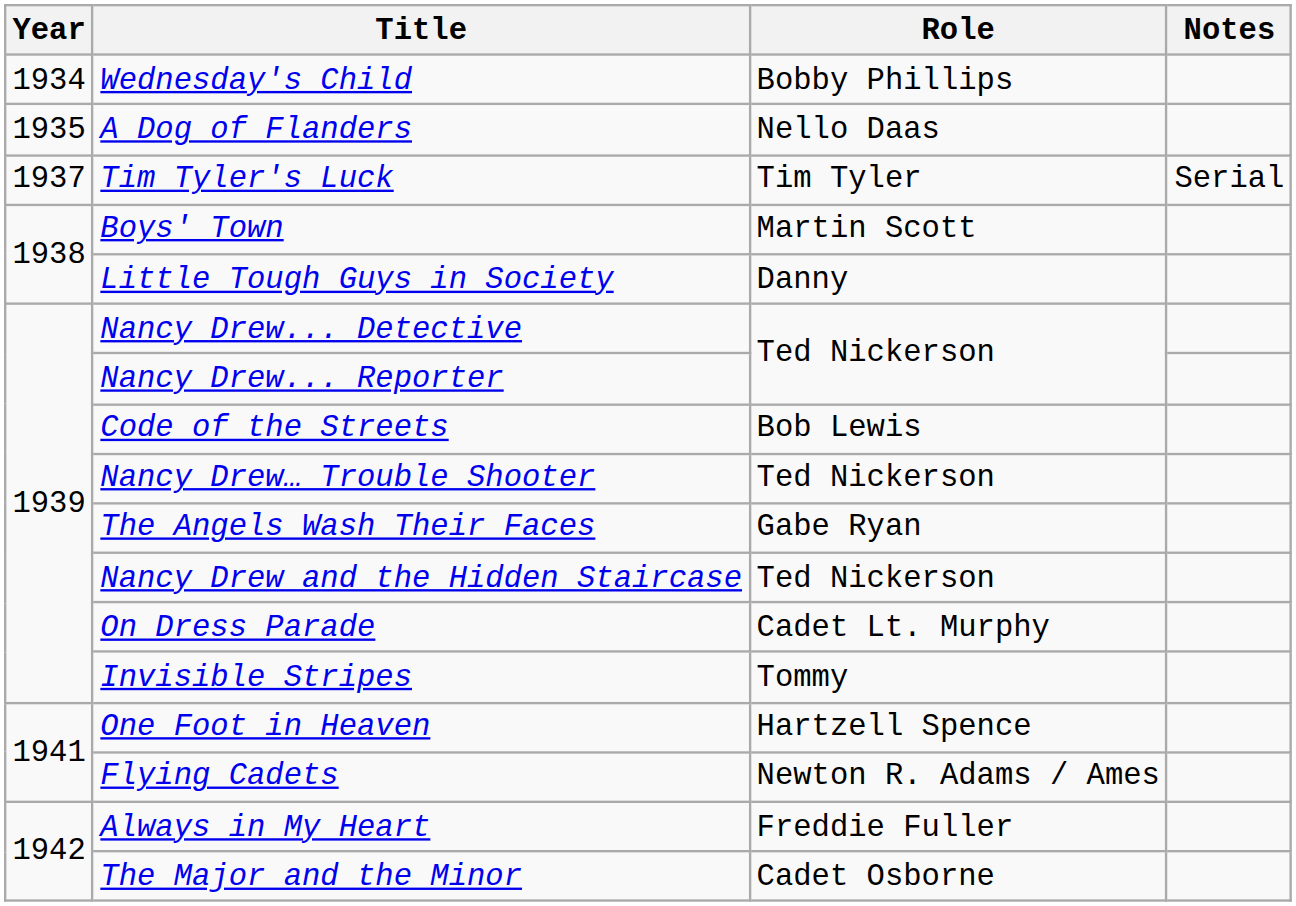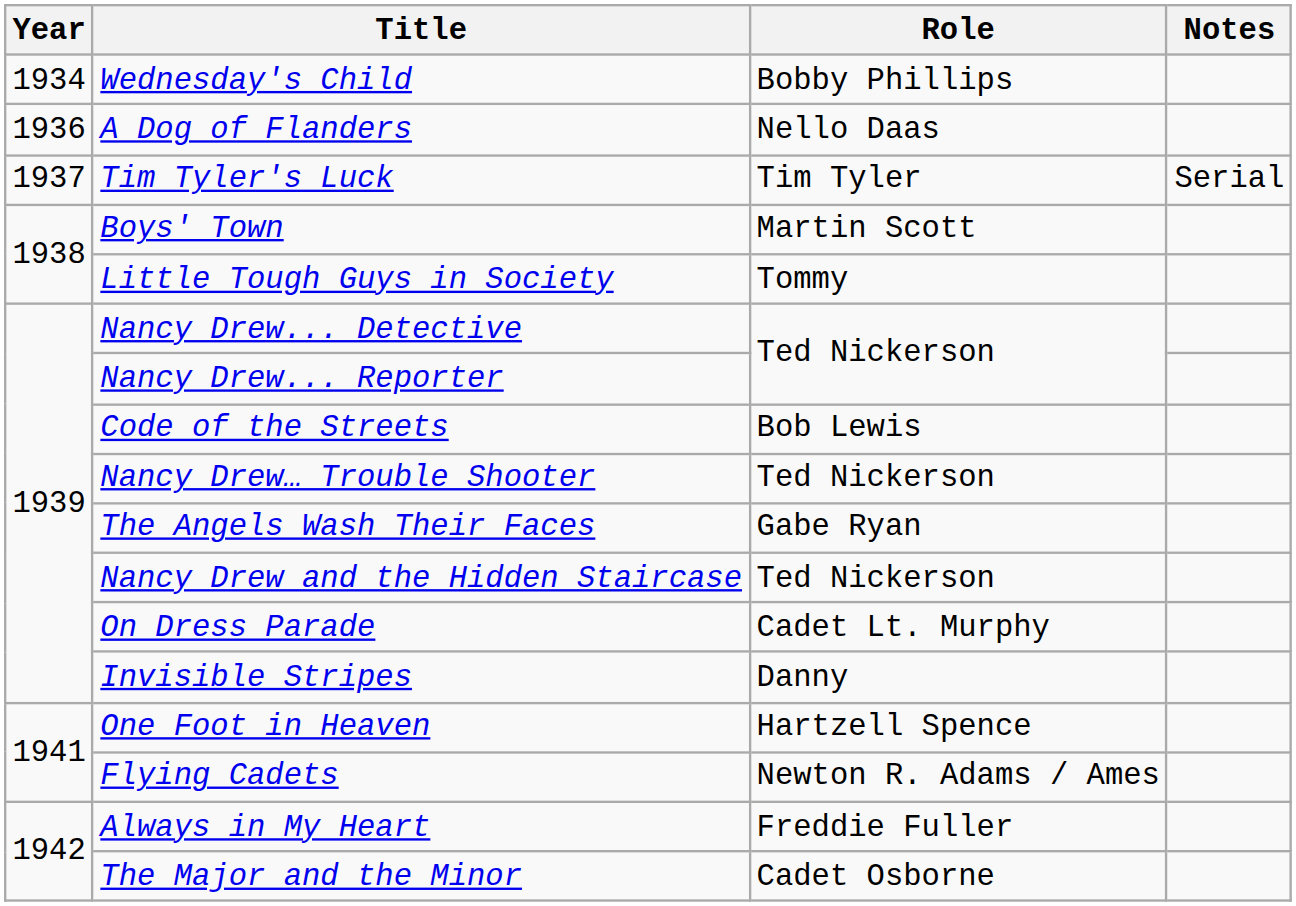(49, 130) 1935 -> (49, 130) 1936
(802, 279) Danny -> (802, 279) Tommy
(802, 677) Tommy -> (802, 677) Danny
